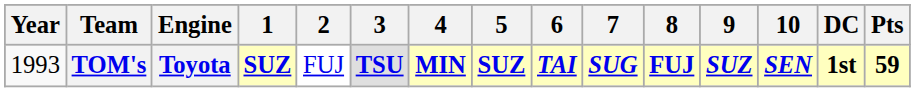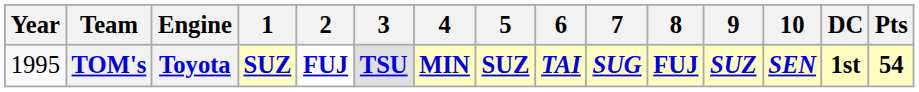(35, 65) 1993 -> (35, 65) 1995
(324, 65) normal -> (326, 65) bold
(887, 65) 59 -> (891, 65) 54
